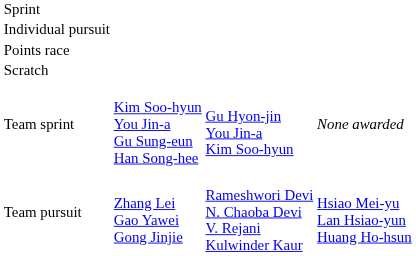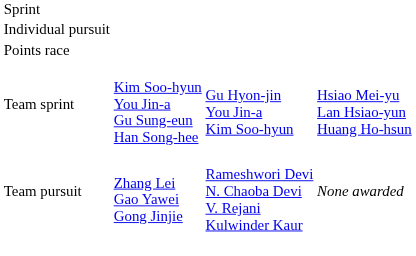- row: (26, 70)
(360, 124) None awarded -> (364, 112) Hsiao Mei-yu Lan Hsiao-yun Huang Ho-hsun
(364, 220) Hsiao Mei-yu Lan Hsiao-yun Huang Ho-hsun -> (360, 191) None awarded
